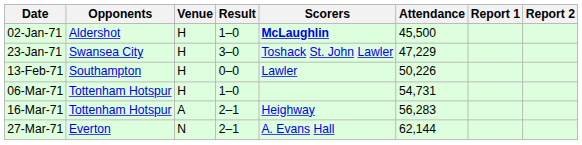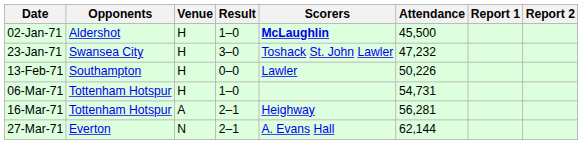(417, 52) 47,229 -> (417, 52) 47,232
(417, 110) 56,283 -> (417, 110) 56,281
